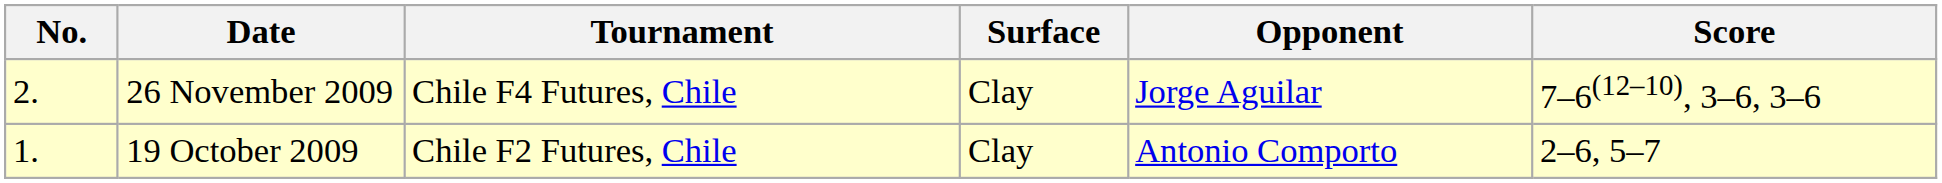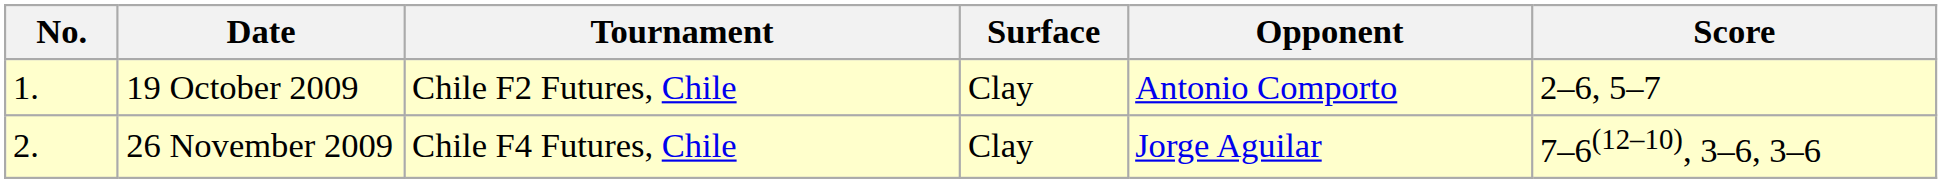rows swapped: (242, 150) <-> (260, 91)
